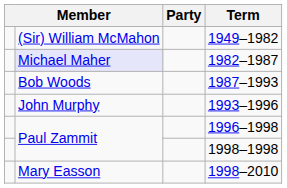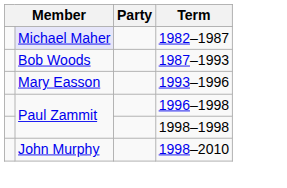- row: (243, 37)
(59, 104) John Murphy -> (59, 82) Mary Easson
(59, 171) Mary Easson -> (59, 149) John Murphy
